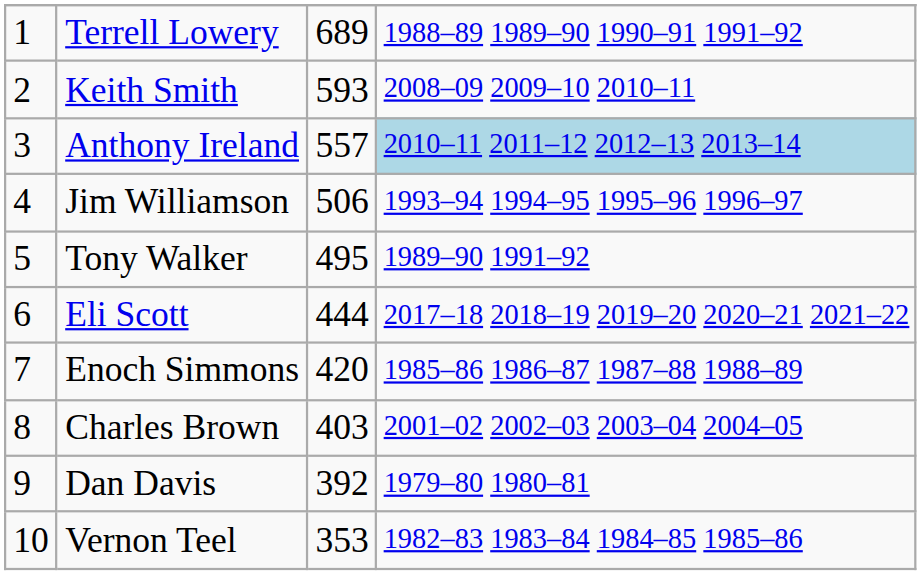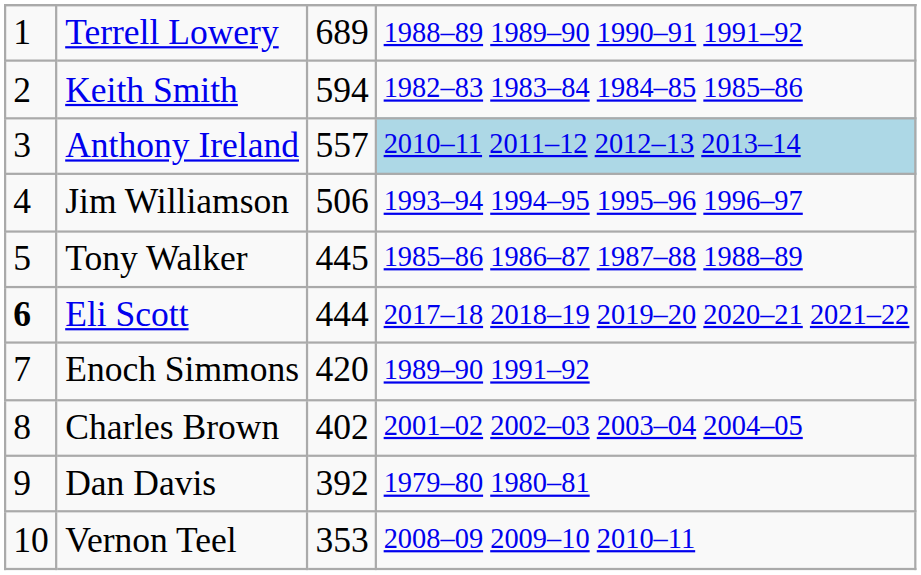(342, 88) 593 -> (342, 88) 594
(539, 88) 2008–09 2009–10 2010–11 -> (593, 88) 1982–83 1983–84 1984–85 1985–86
(342, 257) 495 -> (342, 257) 445
(487, 257) 1989–90 1991–92 -> (593, 257) 1985–86 1986–87 1987–88 1988–89
(22, 314) normal -> (22, 314) bold
(593, 370) 1985–86 1986–87 1987–88 1988–89 -> (487, 370) 1989–90 1991–92
(342, 426) 403 -> (342, 426) 402
(593, 539) 1982–83 1983–84 1984–85 1985–86 -> (539, 539) 2008–09 2009–10 2010–11
